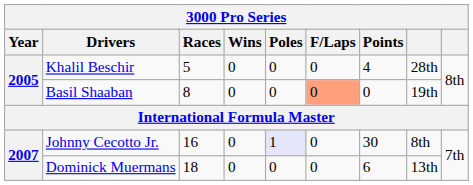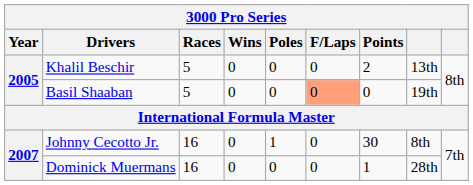(367, 66) 4 -> (367, 66) 2
(424, 66) 28th -> (424, 66) 13th
(187, 92) 8 -> (187, 92) 5
(273, 142) lavender background -> (273, 142) no background
(190, 167) 18 -> (190, 167) 16
(367, 167) 6 -> (367, 167) 1
(424, 167) 13th -> (424, 167) 28th
